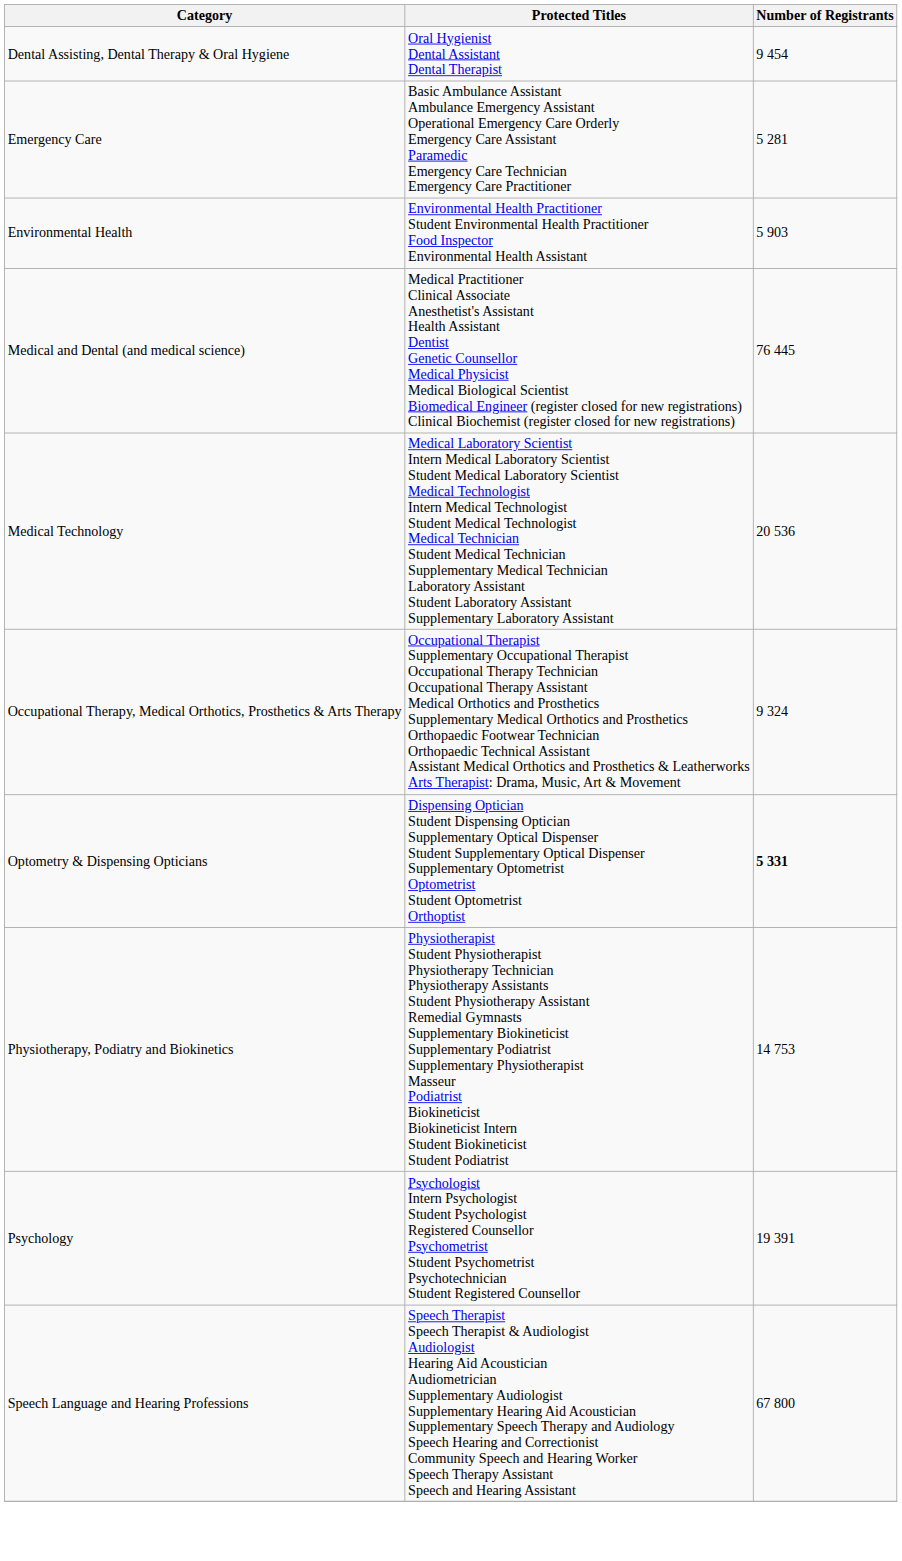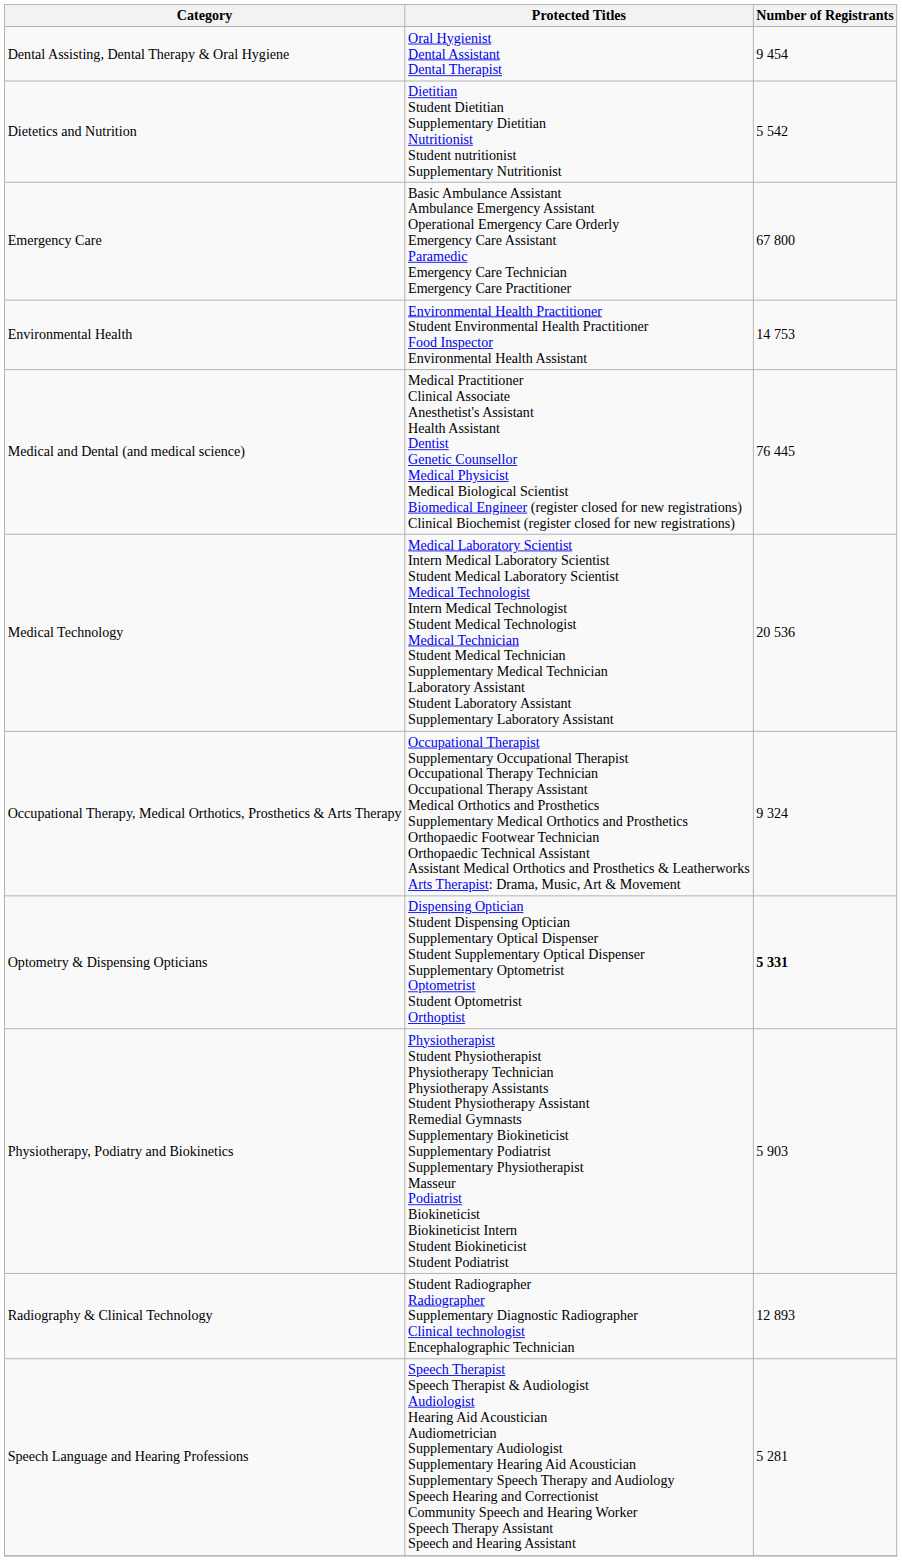+ row: (72, 131)
(772, 139) 5 281 -> (776, 241) 67 800
(772, 233) 5 903 -> (776, 334) 14 753
(776, 1049) 14 753 -> (772, 1151) 5 903
- row: (41, 1238)
+ row: (110, 1316)
(776, 1403) 67 800 -> (772, 1457) 5 281
